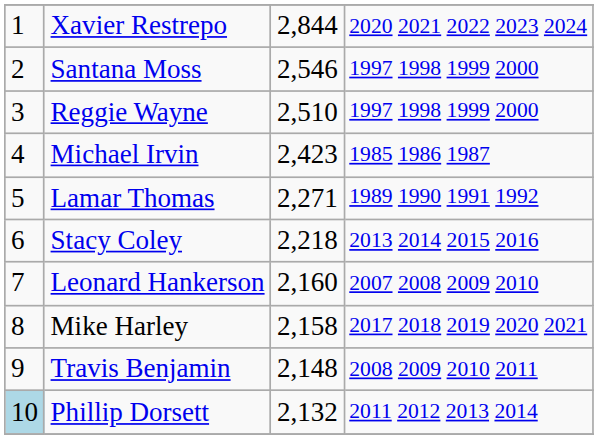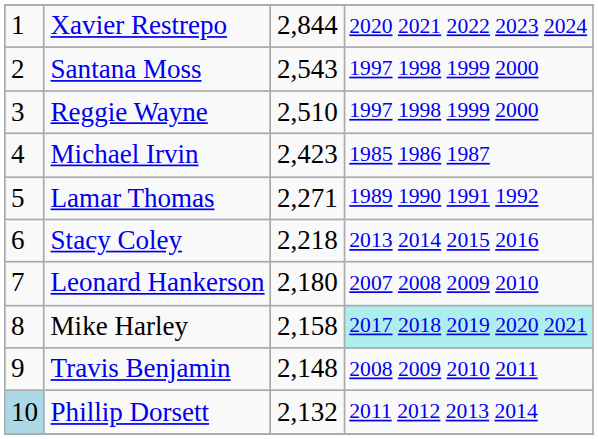(307, 68) 2,546 -> (307, 68) 2,543
(307, 283) 2,160 -> (307, 283) 2,180
(468, 326) no background -> (468, 326) paleturquoise background
